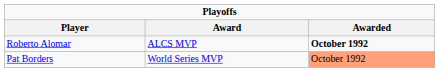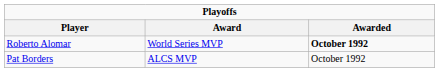(172, 43) ALCS MVP -> (185, 43) World Series MVP
(185, 59) World Series MVP -> (172, 59) ALCS MVP
(338, 59) lightsalmon background -> (338, 59) no background
